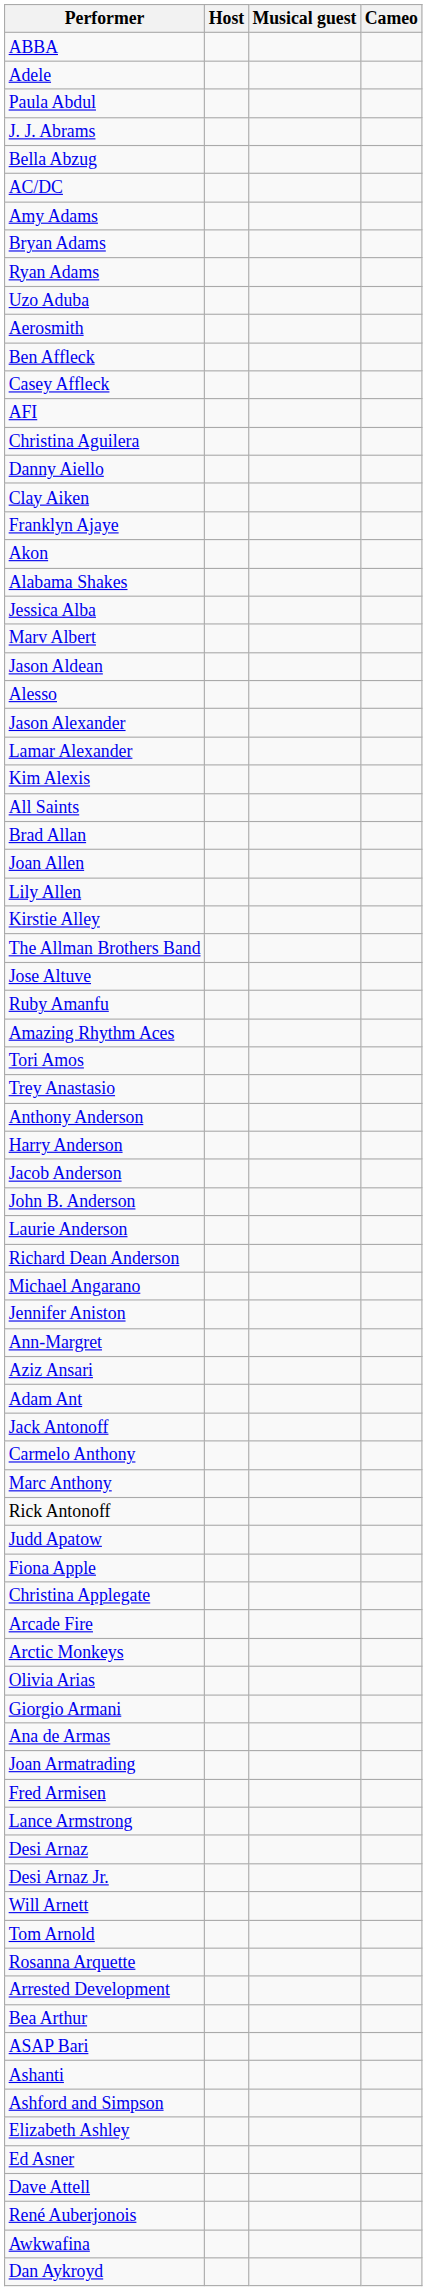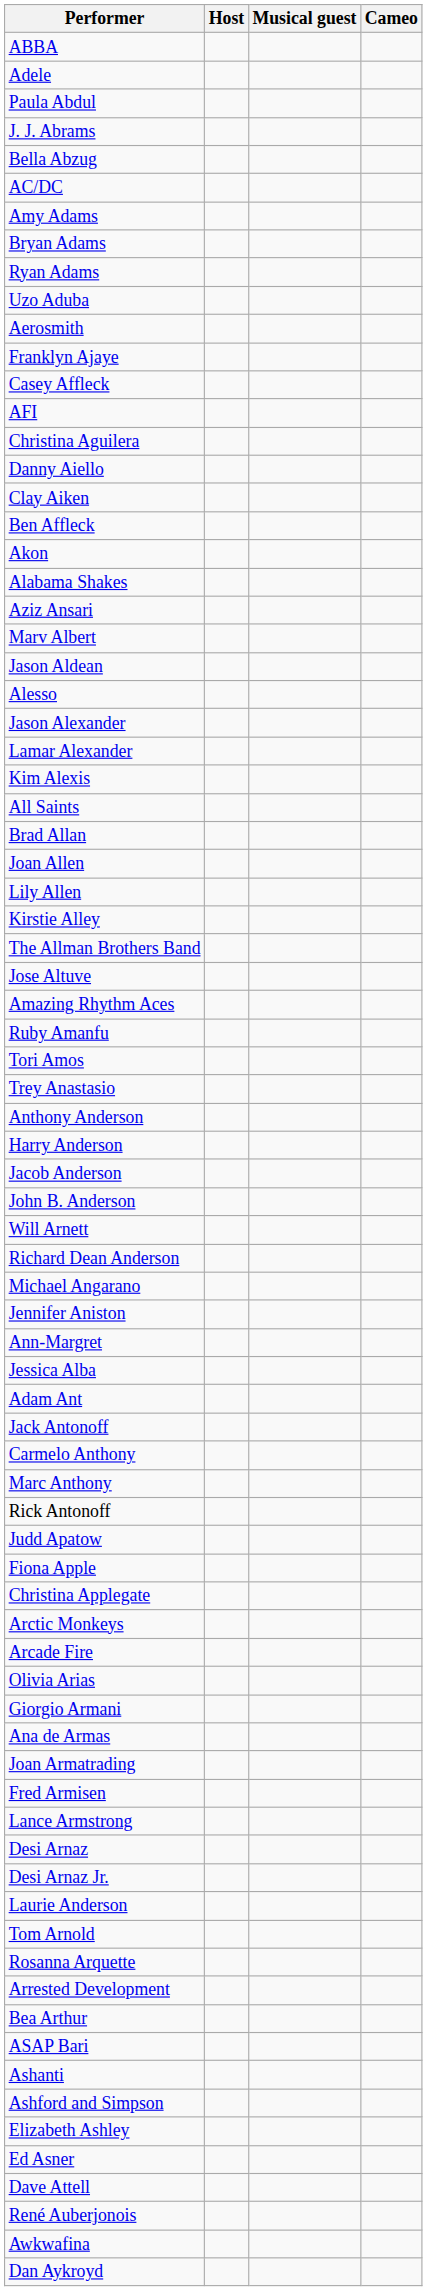rows swapped: (52, 356) <-> (64, 525)
rows swapped: (52, 610) <-> (51, 1370)
rows swapped: (59, 1004) <-> (92, 1032)
rows swapped: (68, 1229) <-> (48, 1905)
rows swapped: (51, 1624) <-> (66, 1652)
